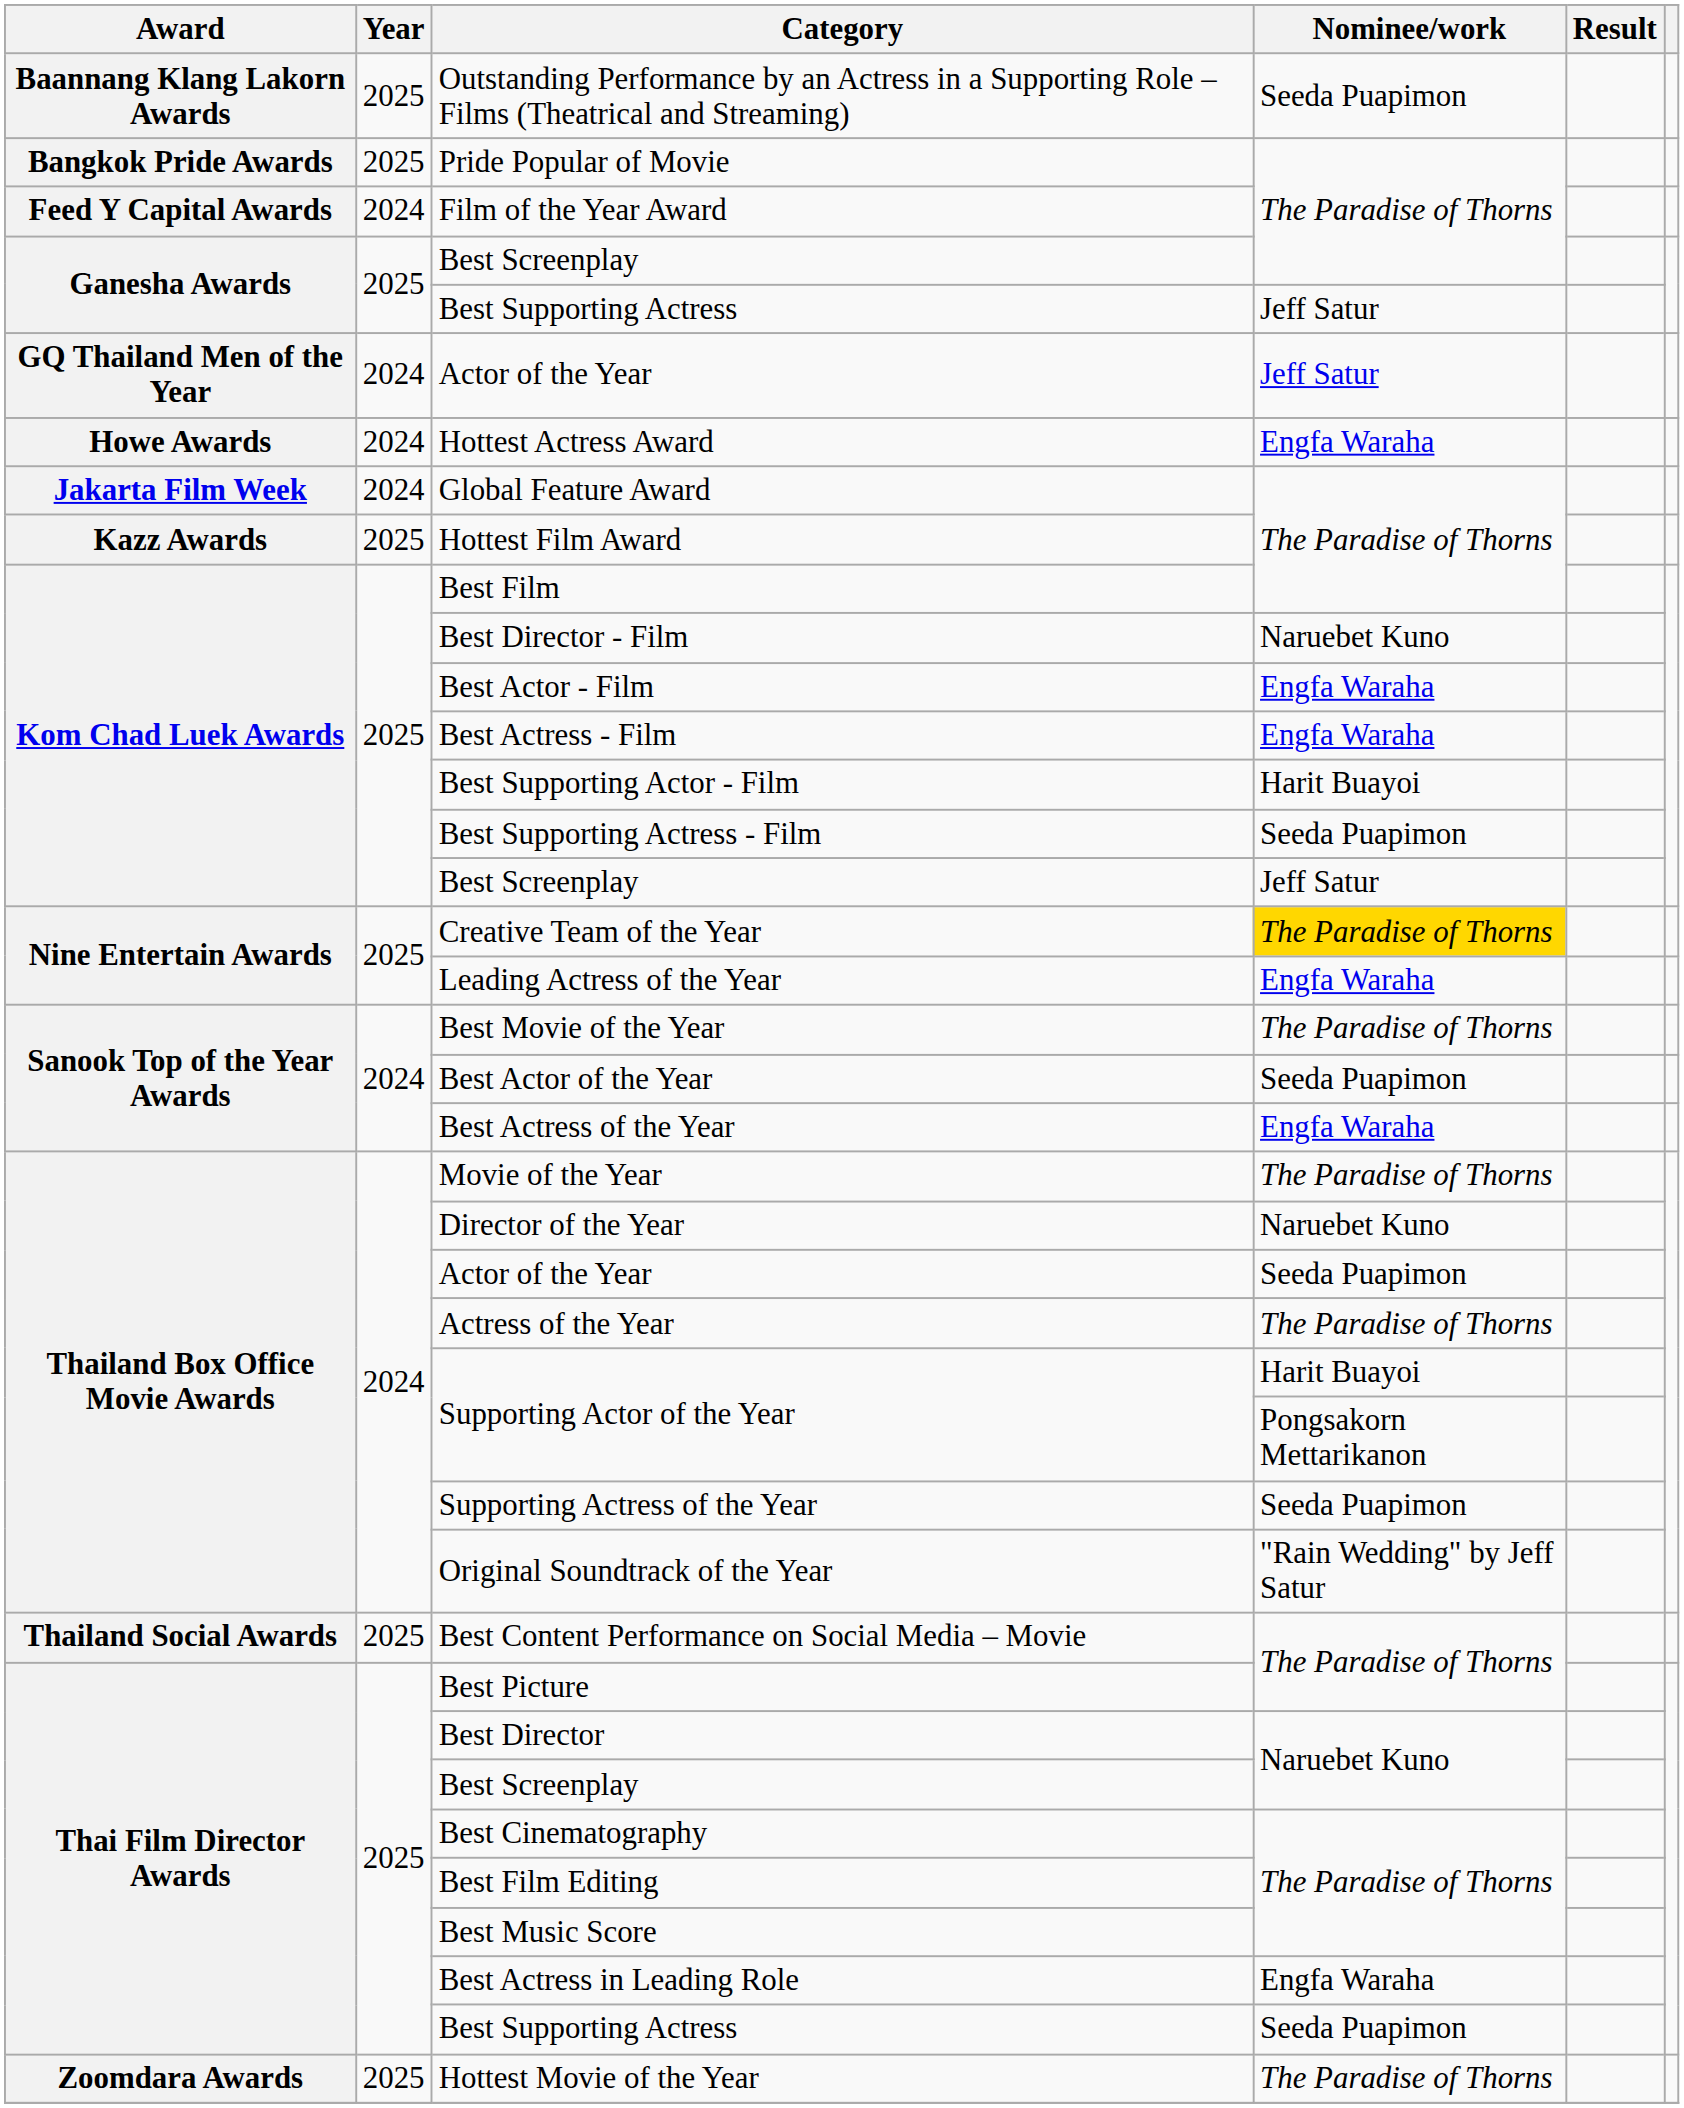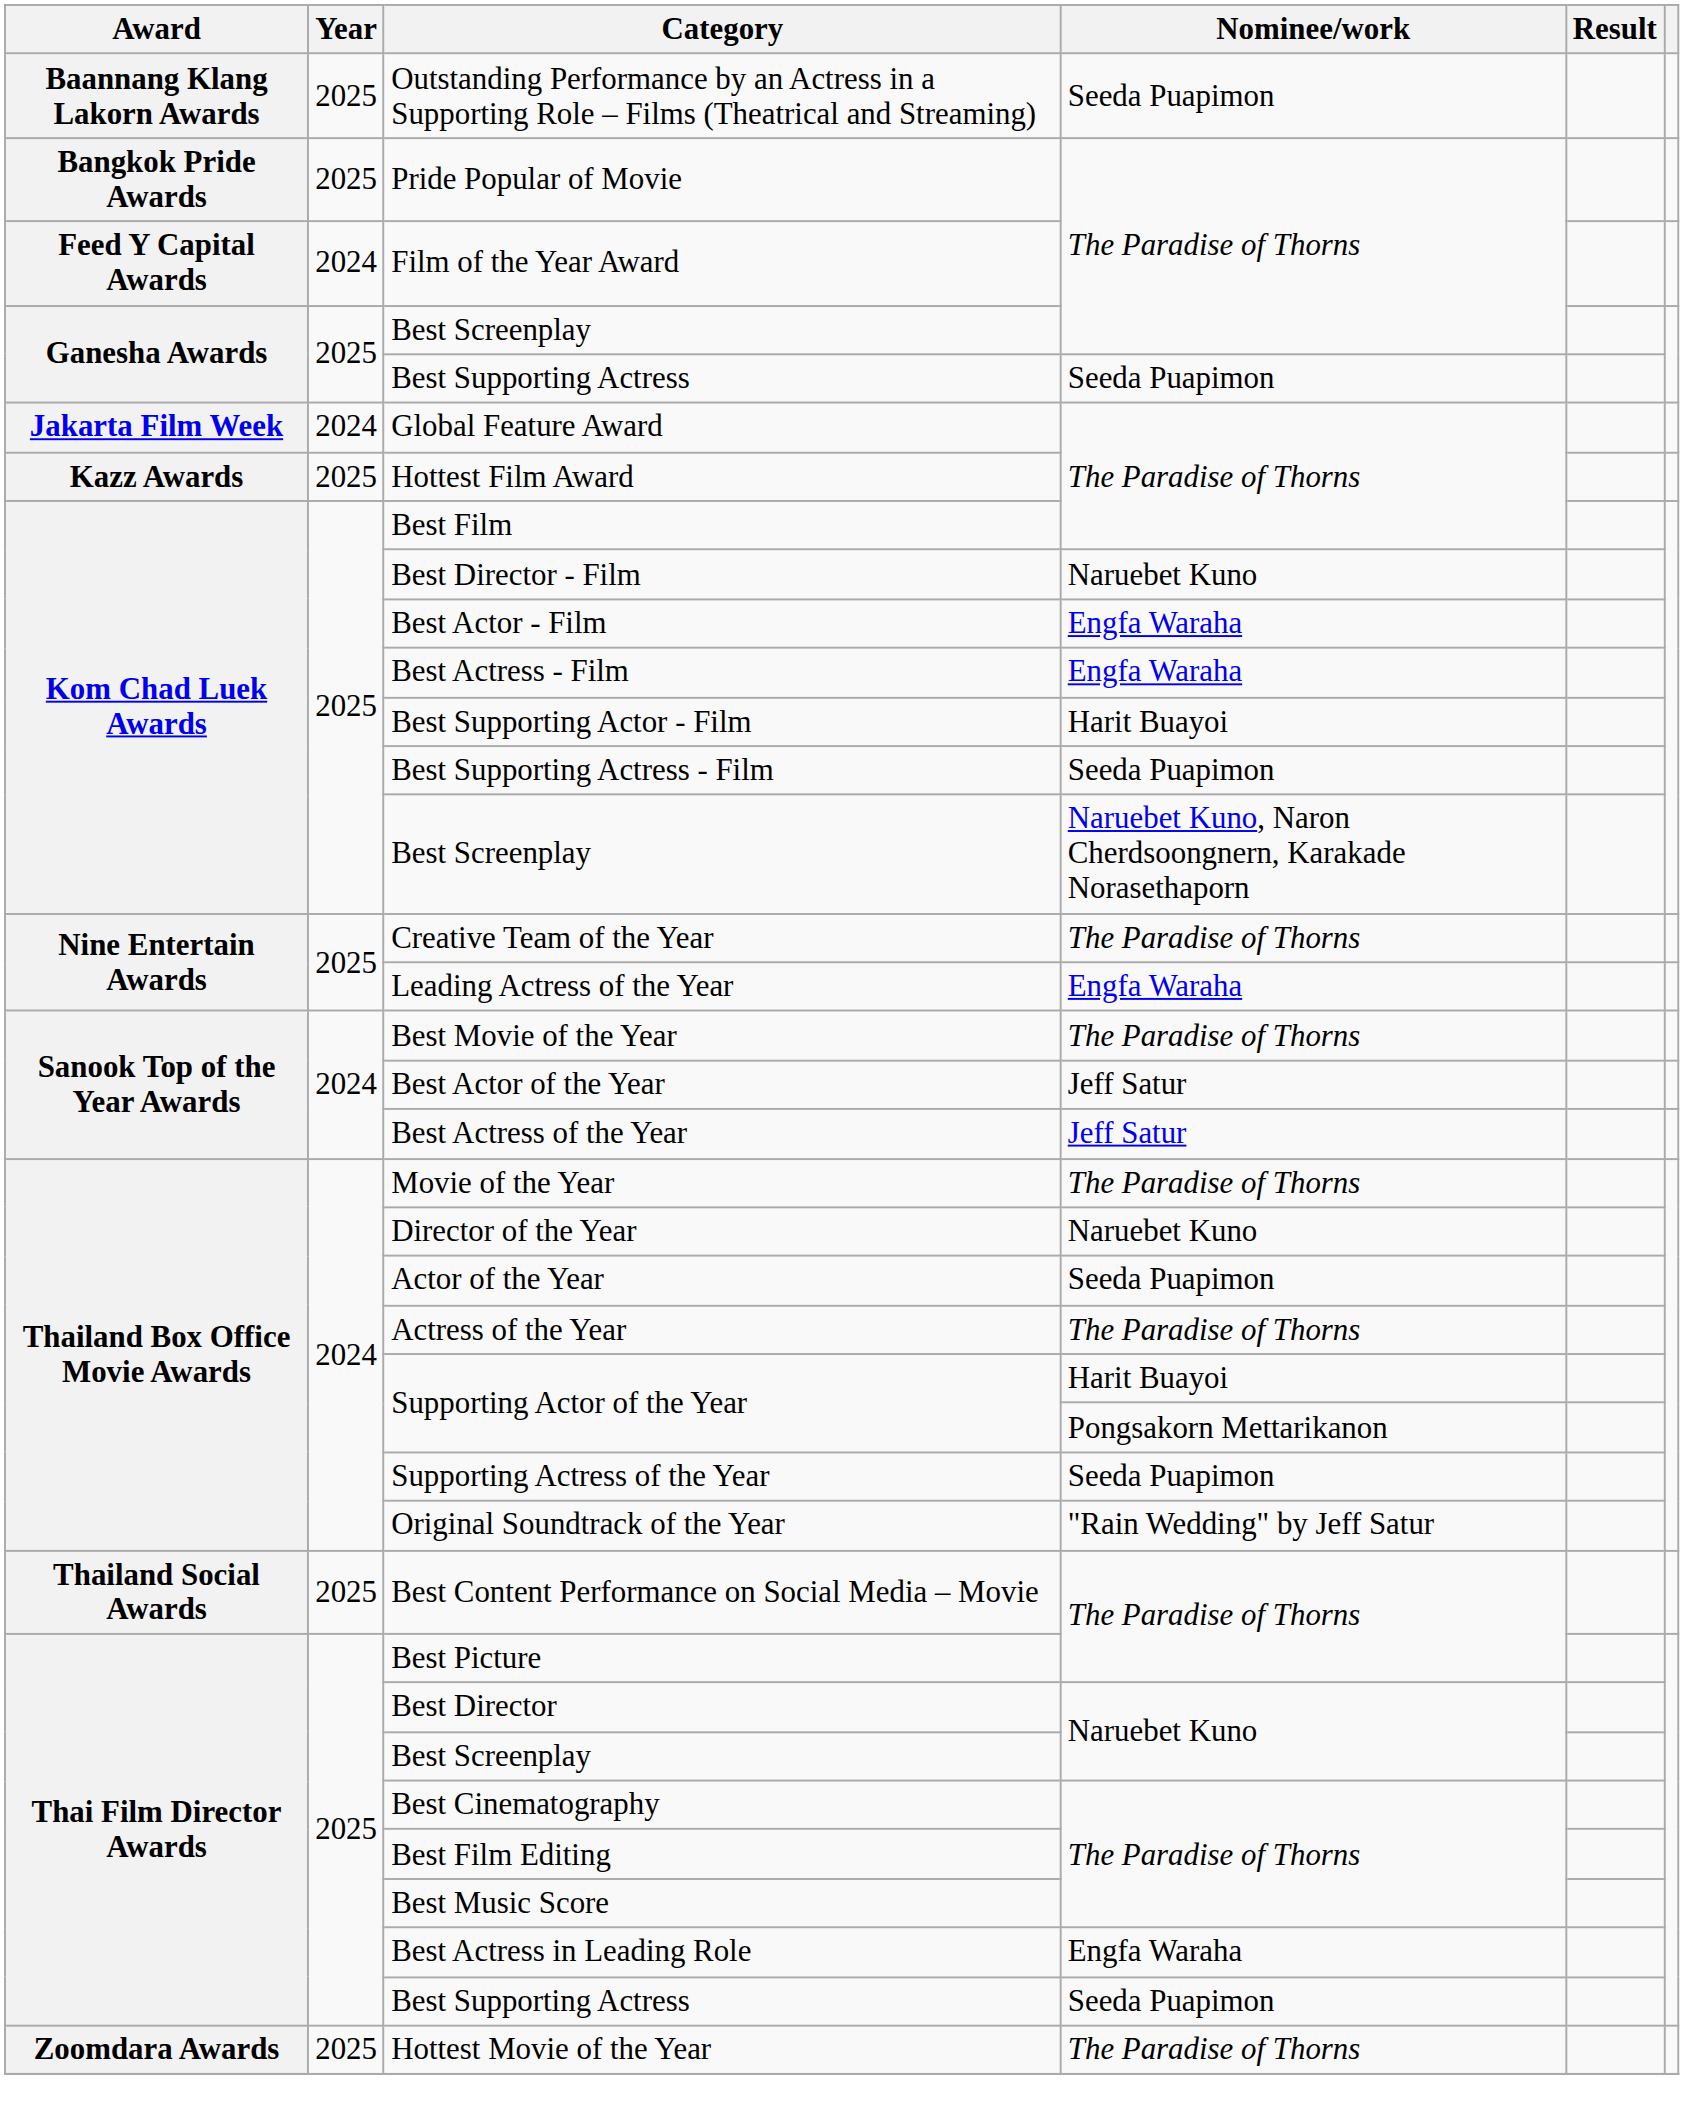(1319, 308) Jeff Satur -> (1171, 378) Seeda Puapimon
- row: (180, 374)
- row: (180, 441)
(1319, 882) Jeff Satur -> (1237, 853) Naruebet Kuno, Naron Cherdsoongnern, Karakade Norasethaporn
(1406, 931) gold background -> (1214, 937) no background
(1363, 1077) Seeda Puapimon -> (1127, 1084) Jeff Satur
(1347, 1126) Engfa Waraha -> (1127, 1133) Jeff Satur
